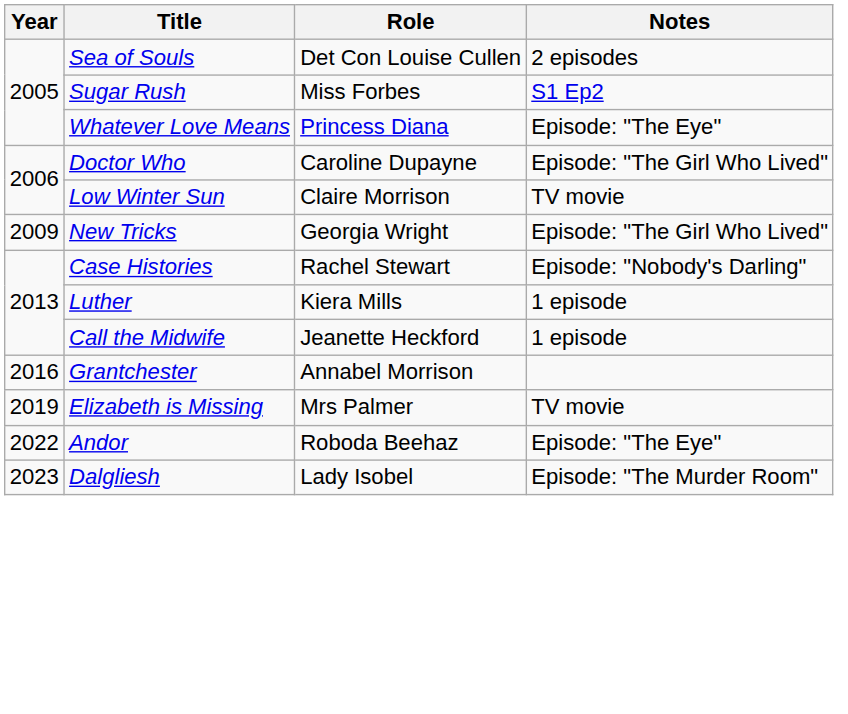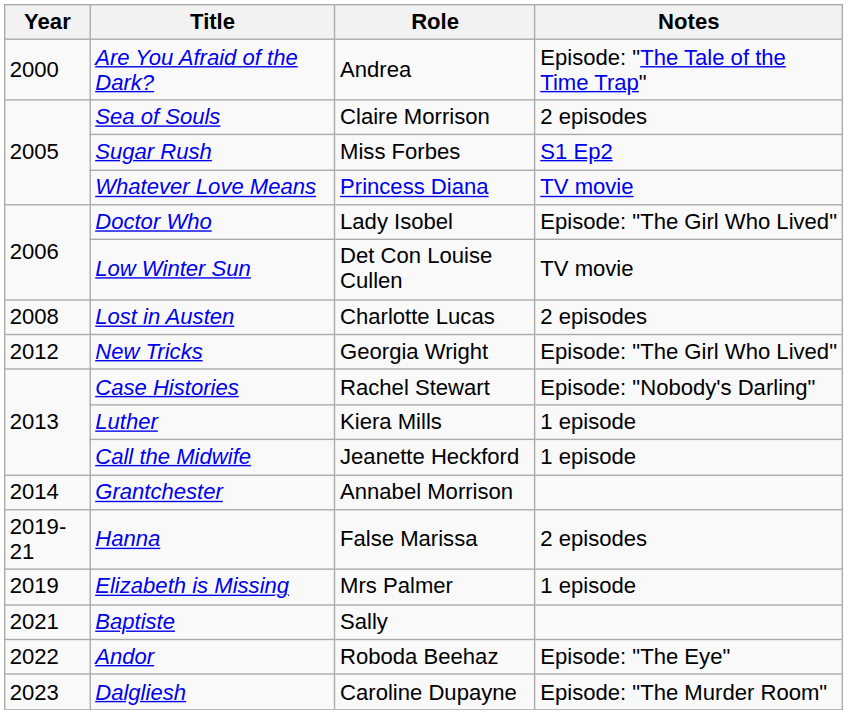+ row: (196, 69)
(411, 57) Det Con Louise Cullen -> (415, 116) Claire Morrison
(626, 127) Episode: "The Eye" -> (587, 186) TV movie
(389, 162) Caroline Dupayne -> (397, 221) Lady Isobel
(375, 197) Claire Morrison -> (416, 269) Det Con Louise Cullen
+ row: (165, 316)
(34, 232) 2009 -> (34, 351) 2012
(34, 372) 2016 -> (34, 491) 2014
+ row: (128, 539)
(578, 407) TV movie -> (588, 586) 1 episode
+ row: (135, 621)
(357, 477) Lady Isobel -> (428, 691) Caroline Dupayne
